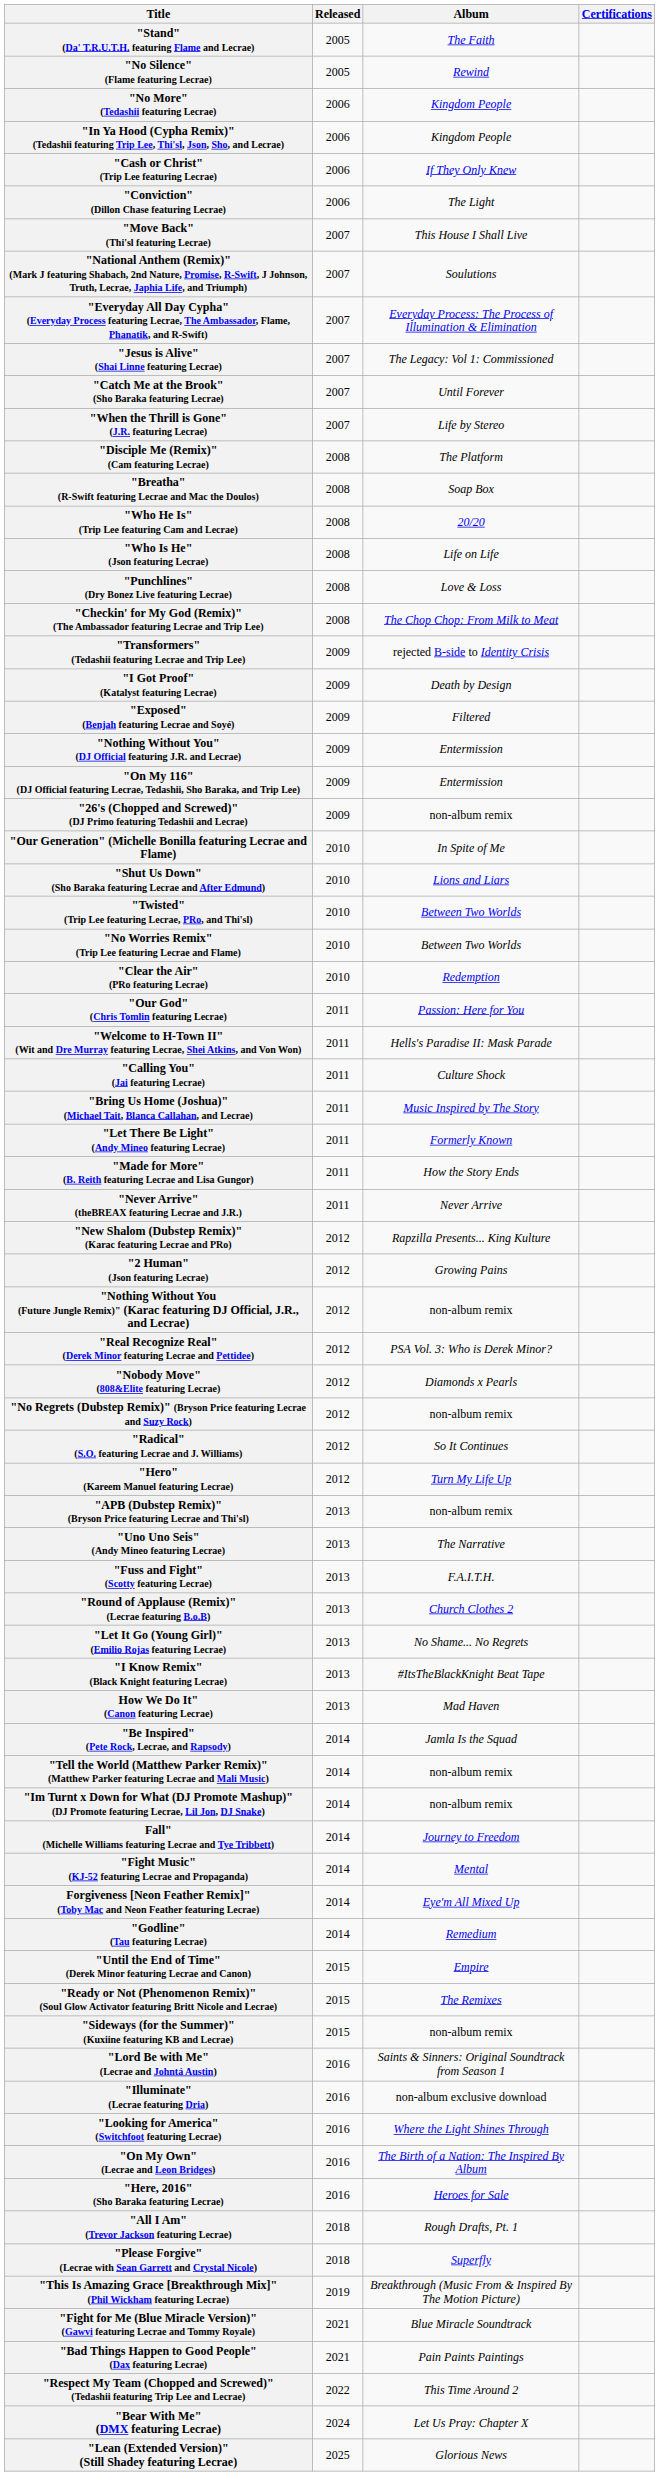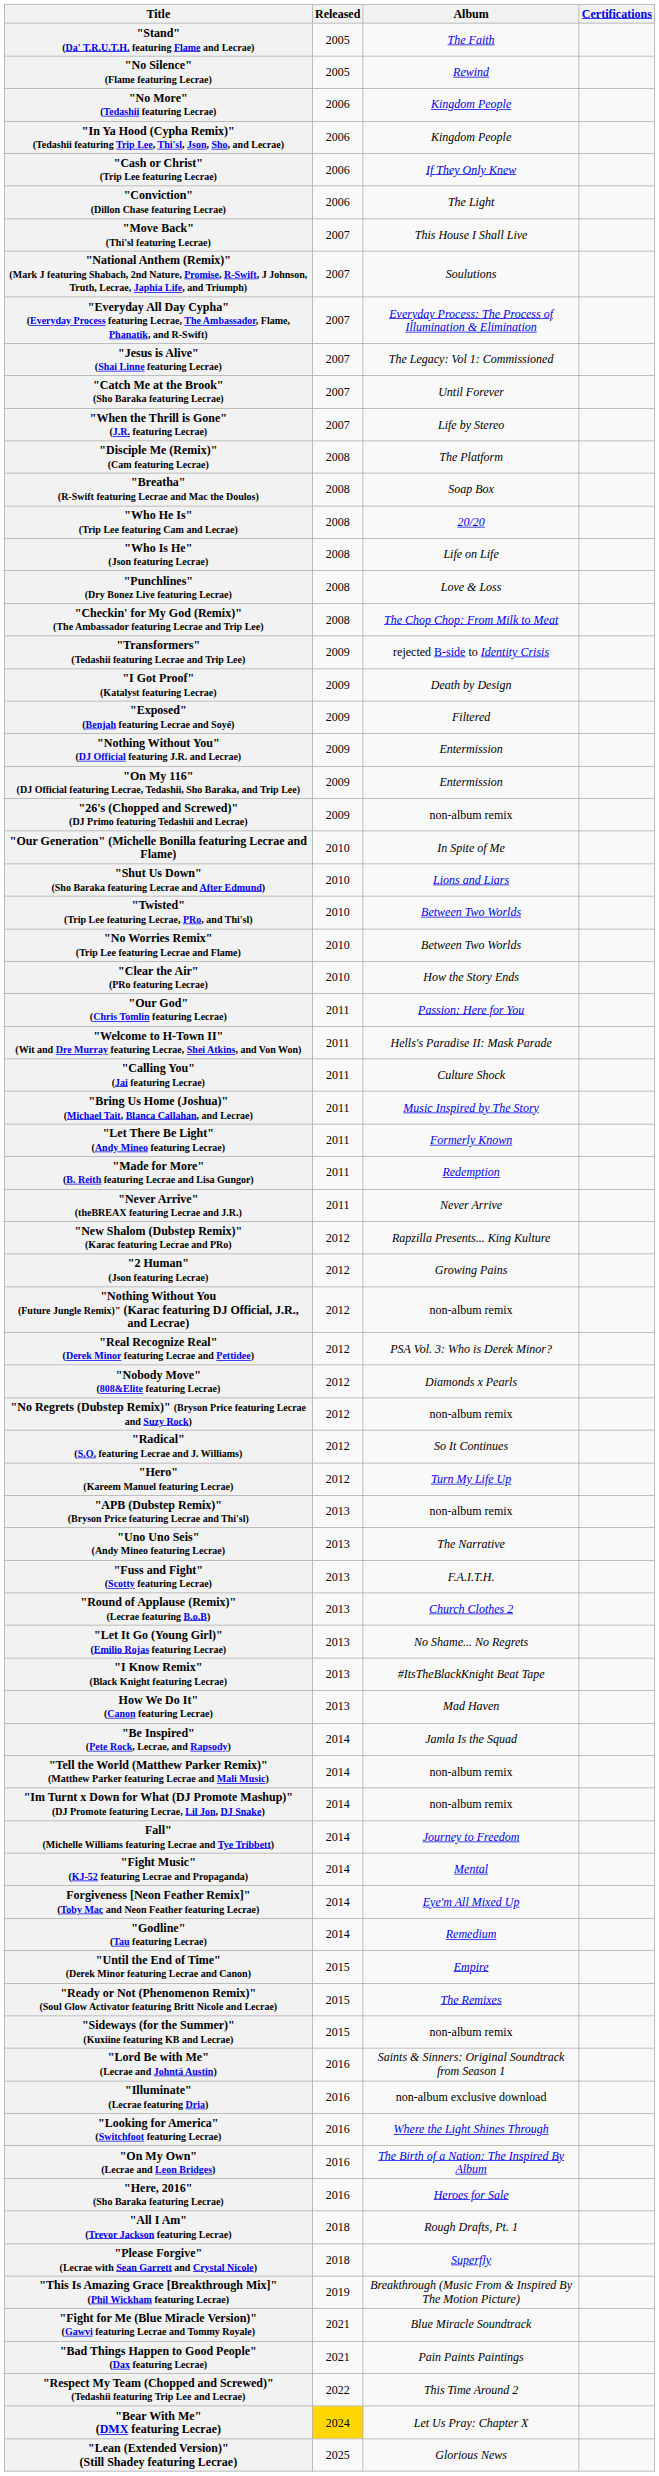(471, 977) Redemption -> (471, 977) How the Story Ends
(471, 1172) How the Story Ends -> (471, 1172) Redemption
(338, 2422) no background -> (338, 2422) gold background
